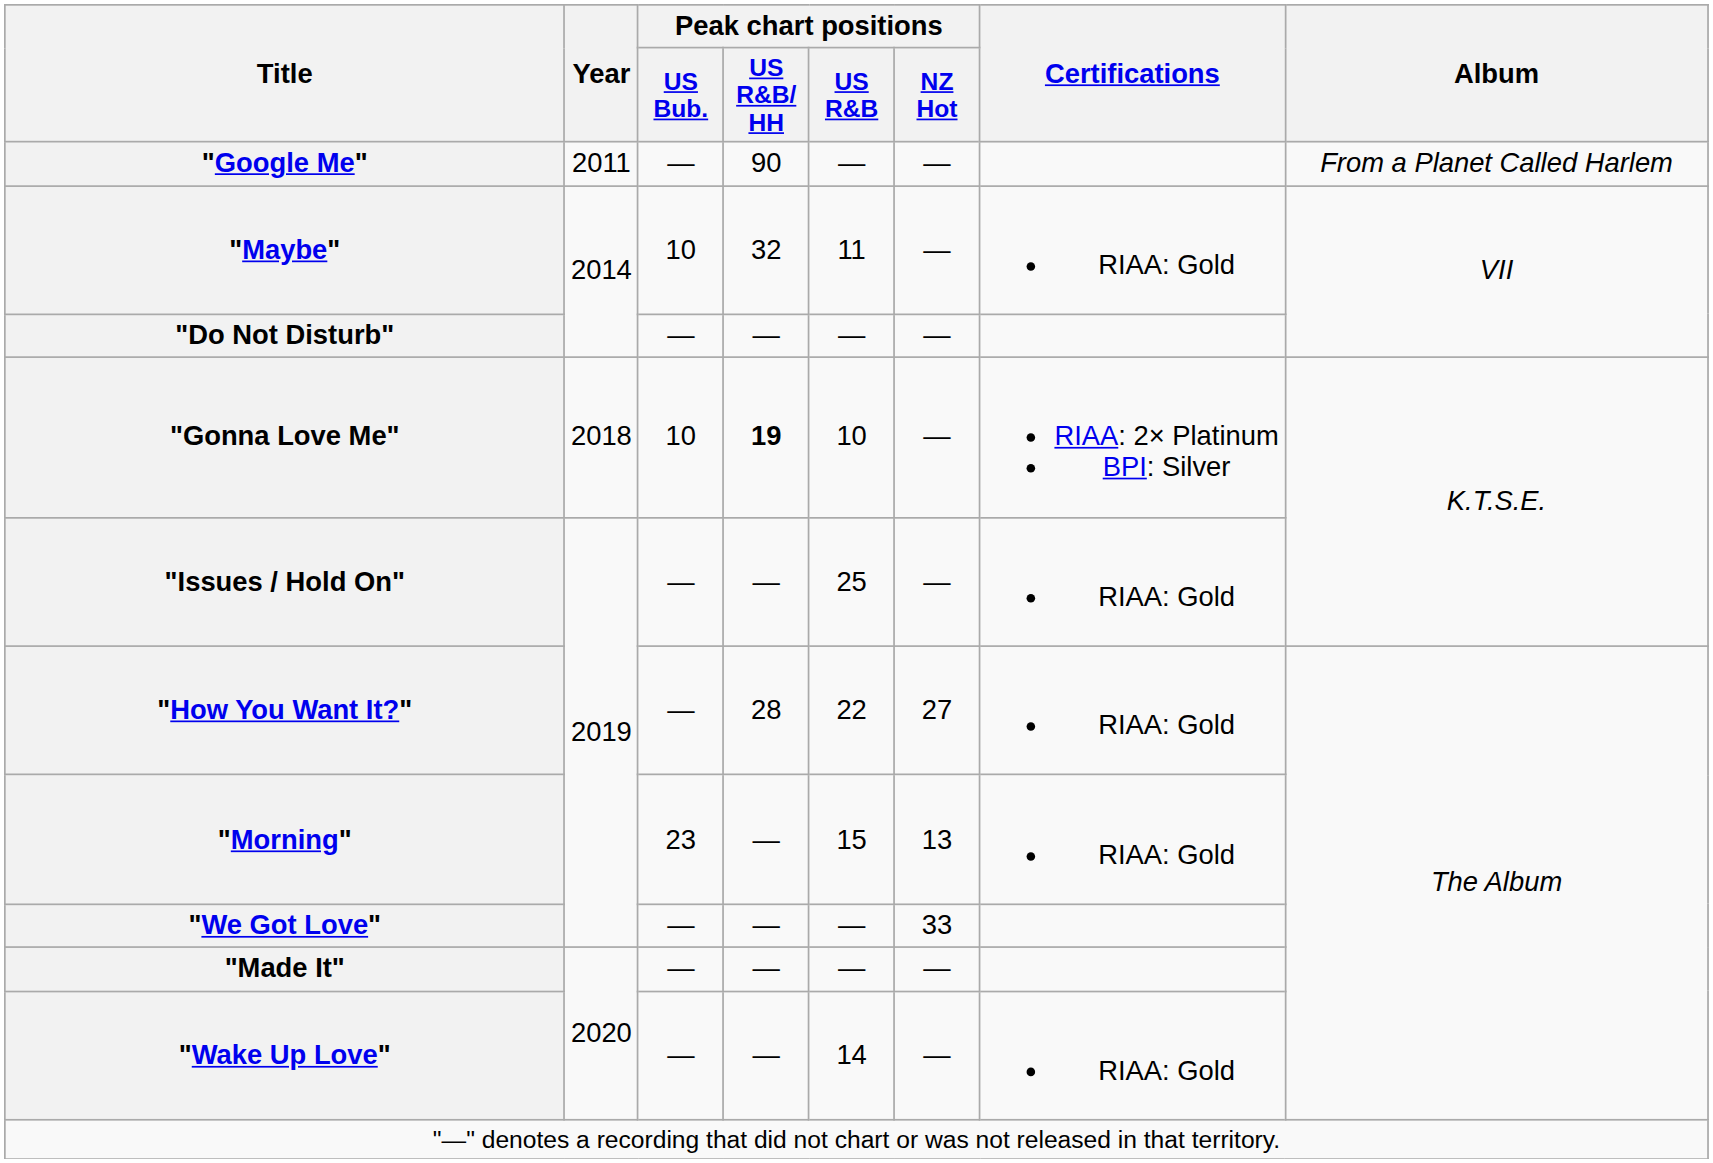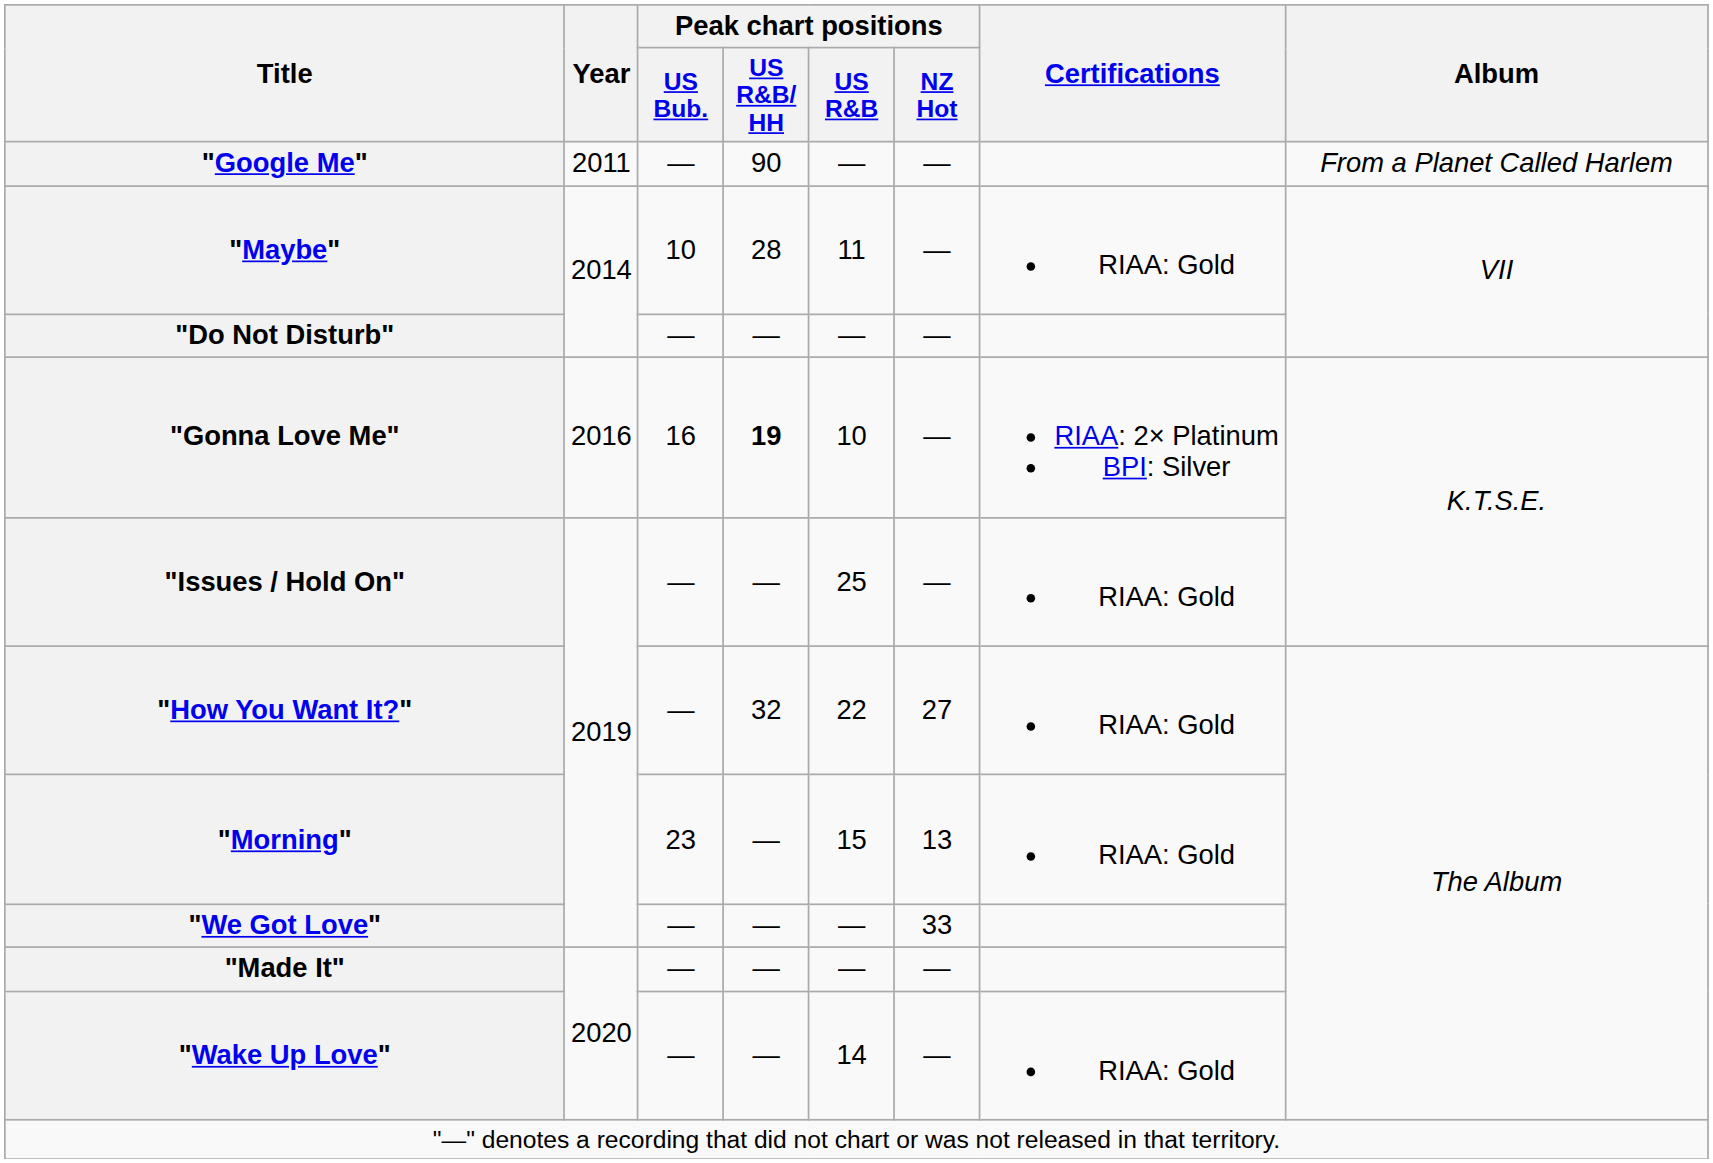(766, 249) 32 -> (766, 249) 28
(601, 437) 2018 -> (601, 437) 2016
(681, 437) 10 -> (681, 437) 16
(766, 710) 28 -> (766, 710) 32
